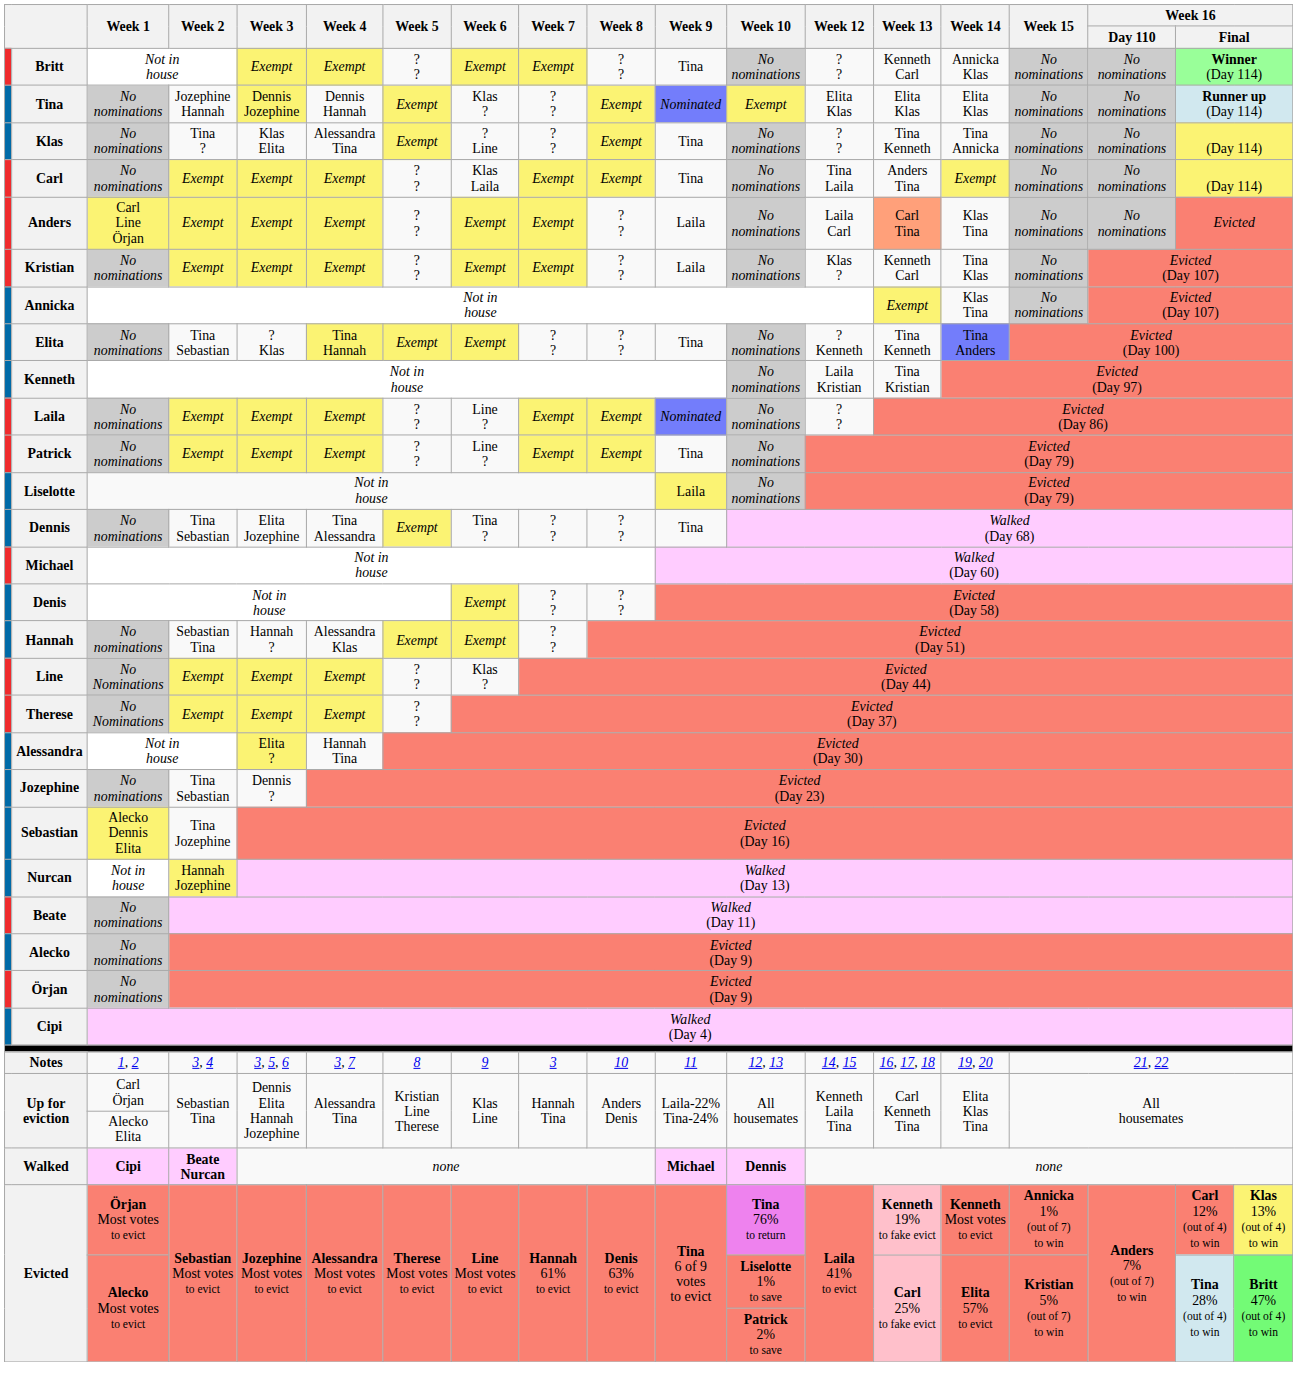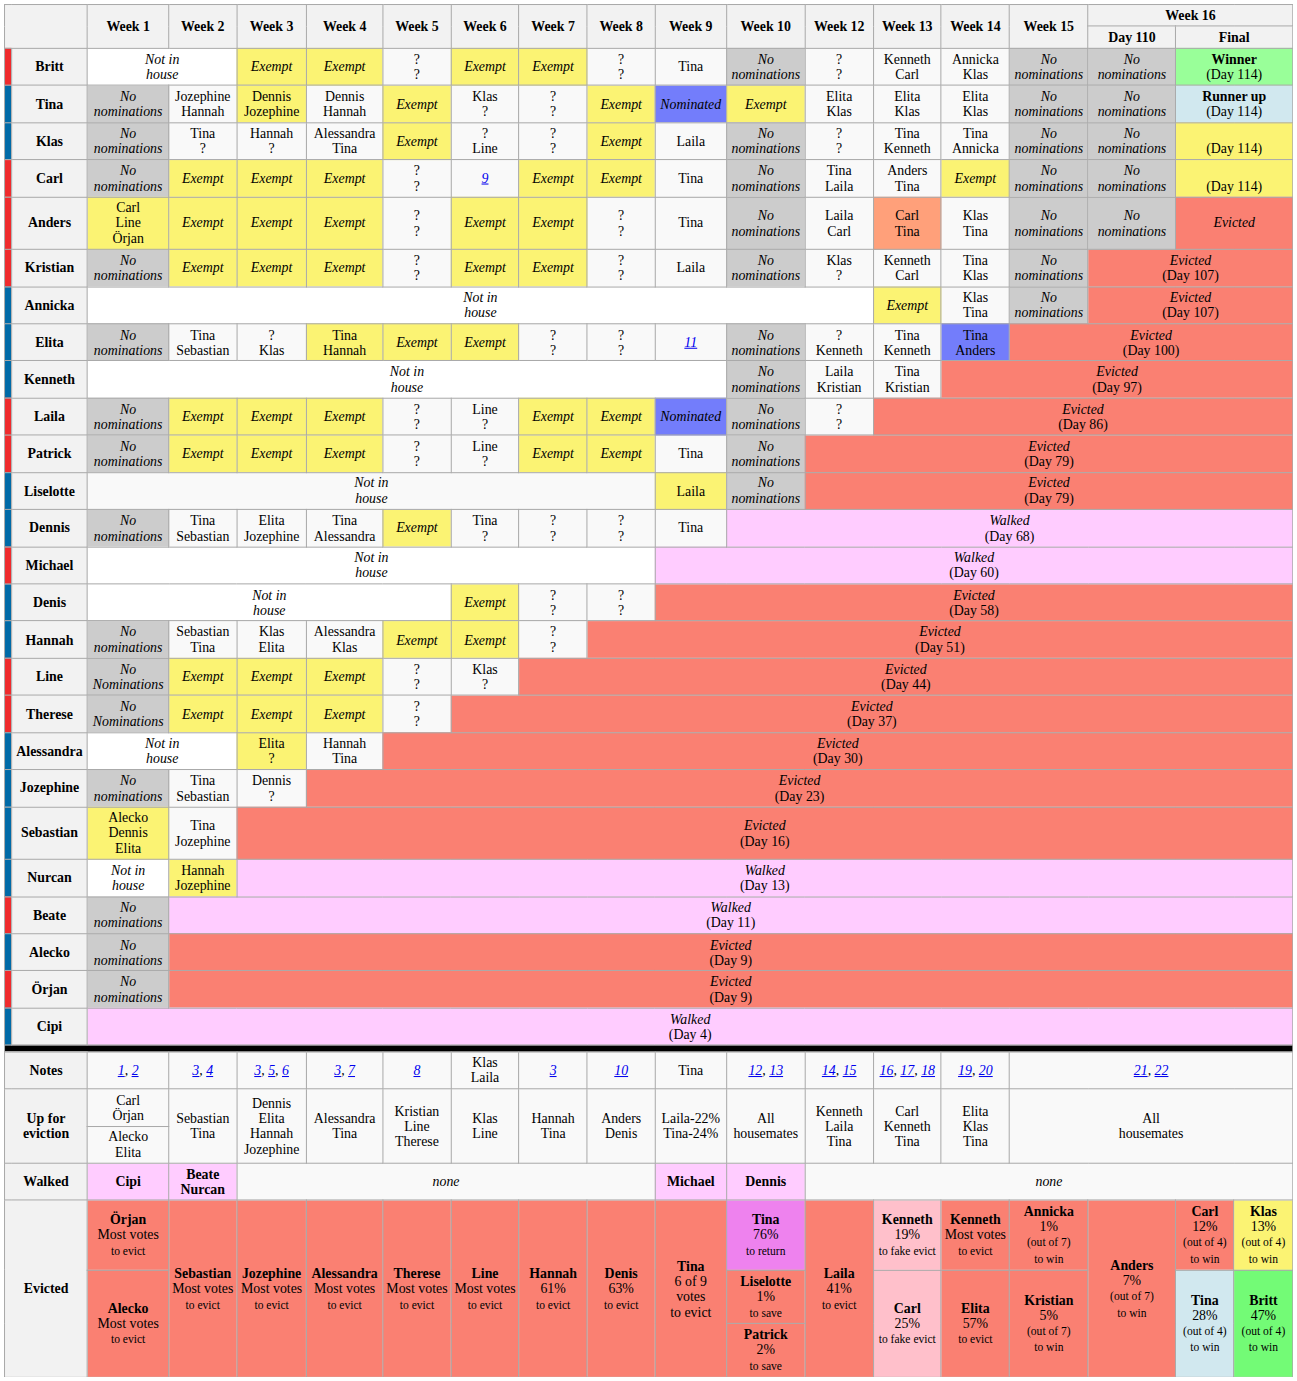(272, 141) Klas Elita -> (272, 141) Hannah ?
(691, 141) Tina -> (691, 141) Laila
(485, 178) Klas Laila -> (485, 178) 9
(691, 223) Laila -> (691, 223) Tina
(691, 342) Tina -> (691, 342) 11
(272, 639) Hannah ? -> (272, 639) Klas Elita
(485, 1062) 9 -> (485, 1070) Klas Laila
(691, 1062) 11 -> (691, 1070) Tina
